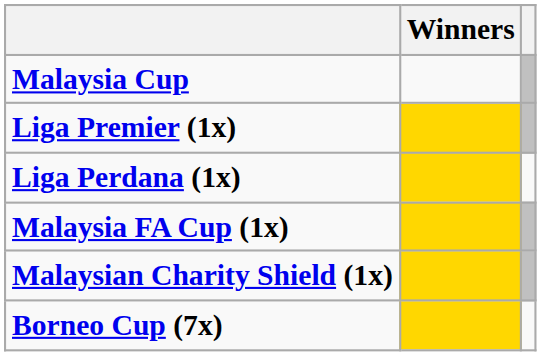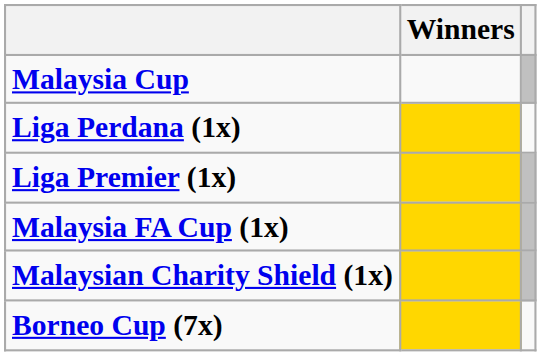rows swapped: (126, 177) <-> (124, 127)
